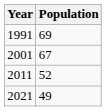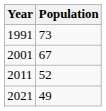(45, 34) 69 -> (45, 34) 73
